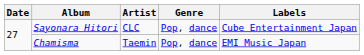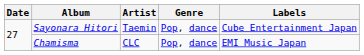(131, 27) CLC -> (139, 27) Taemin
(139, 42) Taemin -> (131, 42) CLC
